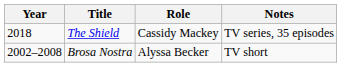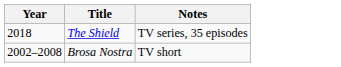- column: (178, 14)
